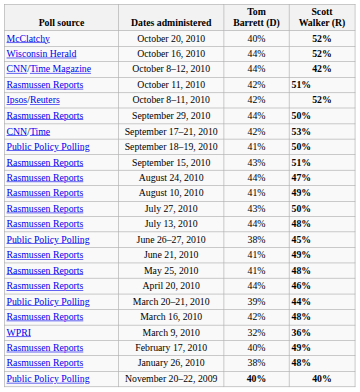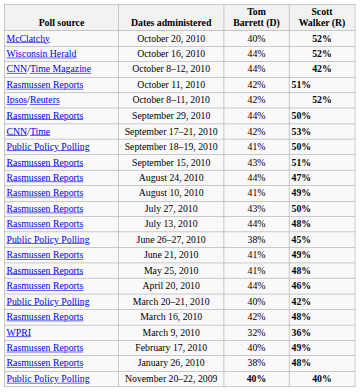(256, 301) 39% -> (256, 301) 40%
(301, 301) 44% -> (301, 301) 42%
